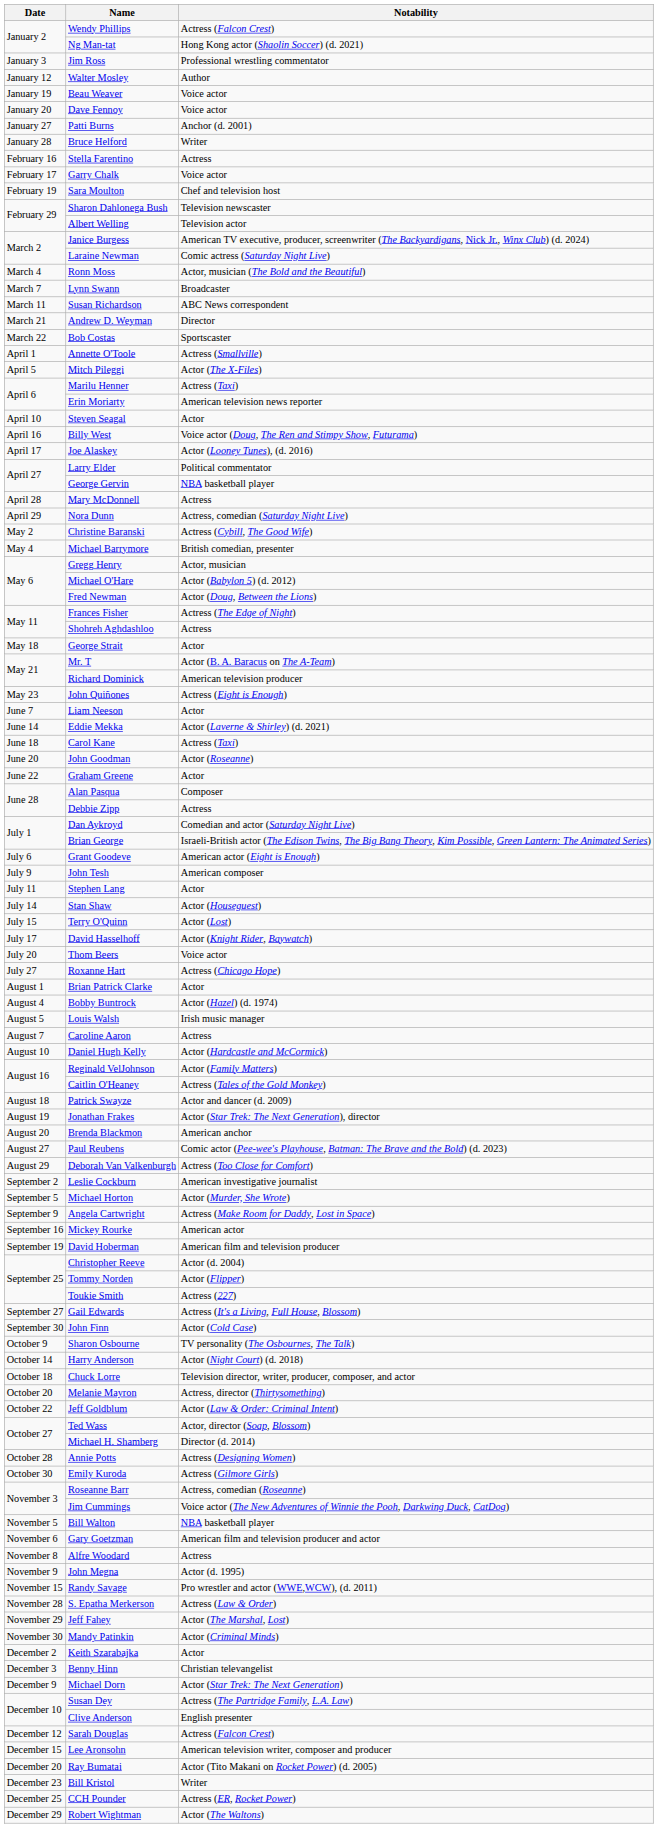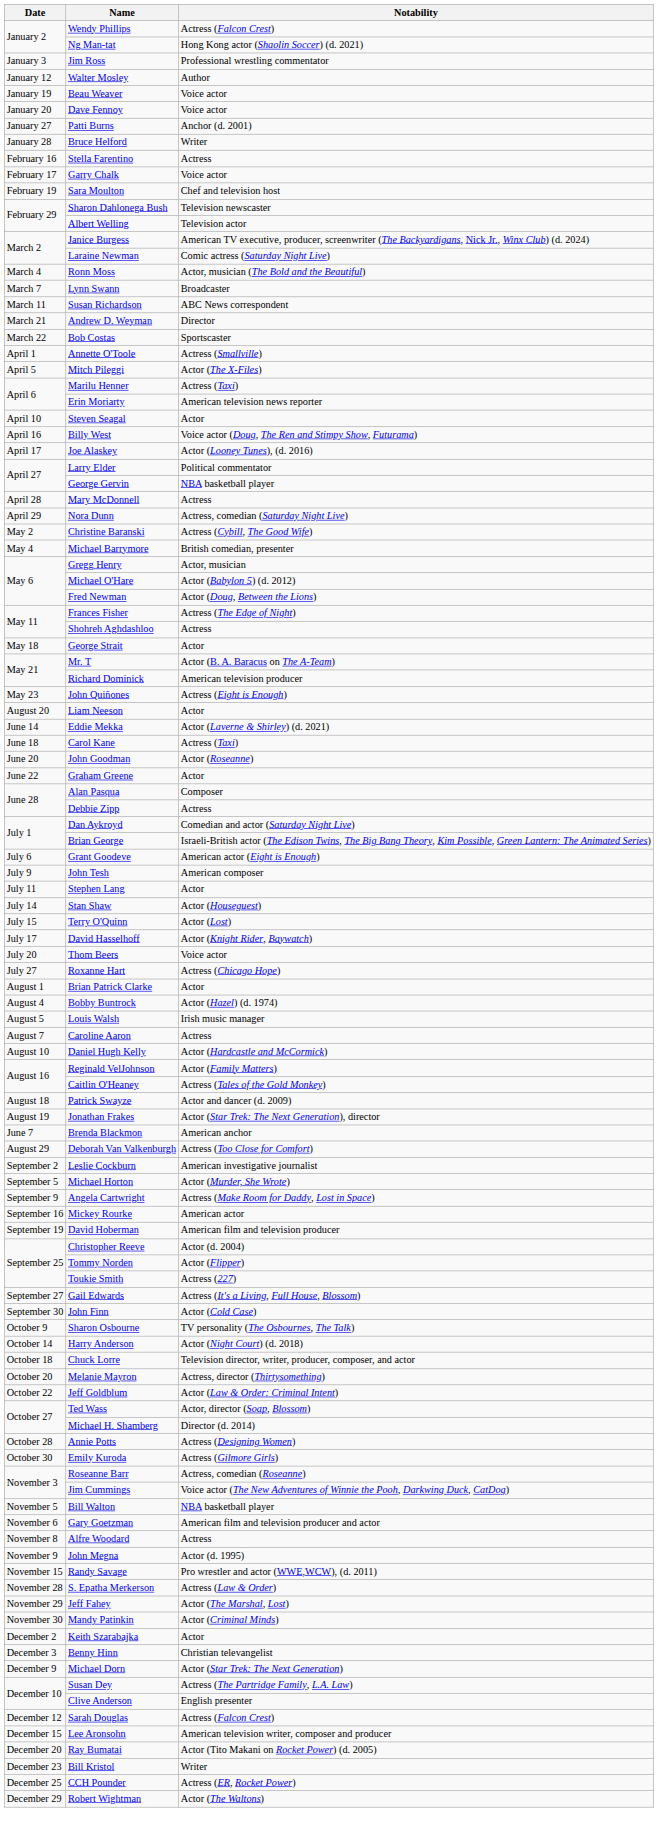(20, 710) June 7 -> (28, 710) August 20
(28, 1133) August 20 -> (20, 1133) June 7
- row: (96, 1149)
